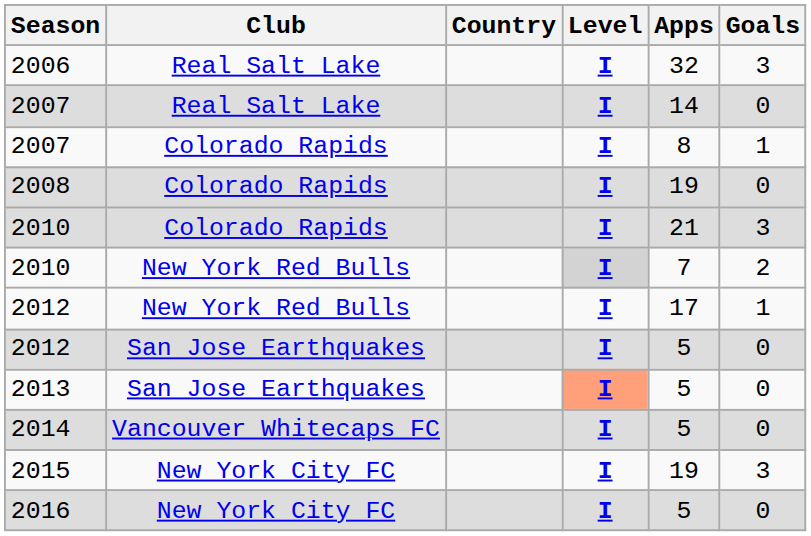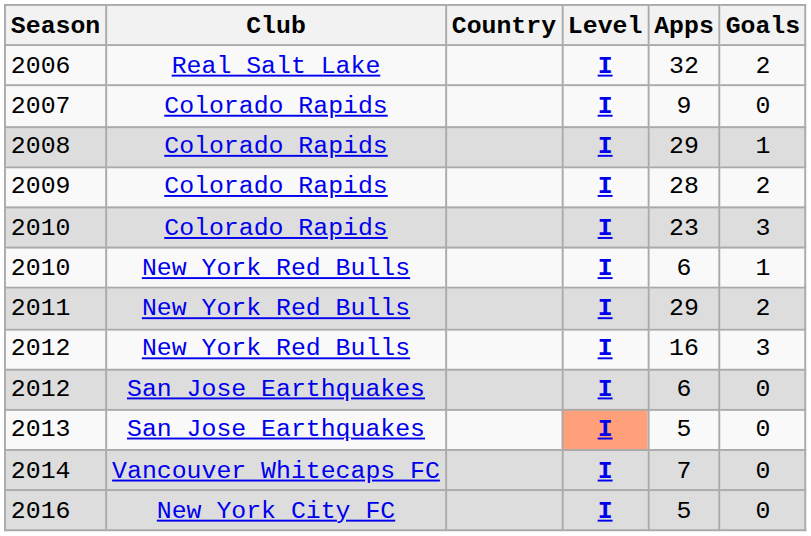(763, 66) 3 -> (763, 66) 2
- row: (41, 106)
(684, 147) 8 -> (684, 106) 9
(763, 147) 1 -> (763, 106) 0
(684, 187) 19 -> (684, 147) 29
(763, 187) 0 -> (763, 147) 1
+ row: (41, 187)
(684, 228) 21 -> (684, 228) 23
(605, 268) lightgrey background -> (605, 268) no background
(684, 268) 7 -> (684, 268) 6
(763, 268) 2 -> (763, 268) 1
+ row: (41, 308)
(684, 308) 17 -> (684, 349) 16
(763, 308) 1 -> (763, 349) 3
(684, 349) 5 -> (684, 389) 6
(684, 430) 5 -> (684, 470) 7
- row: (41, 470)
